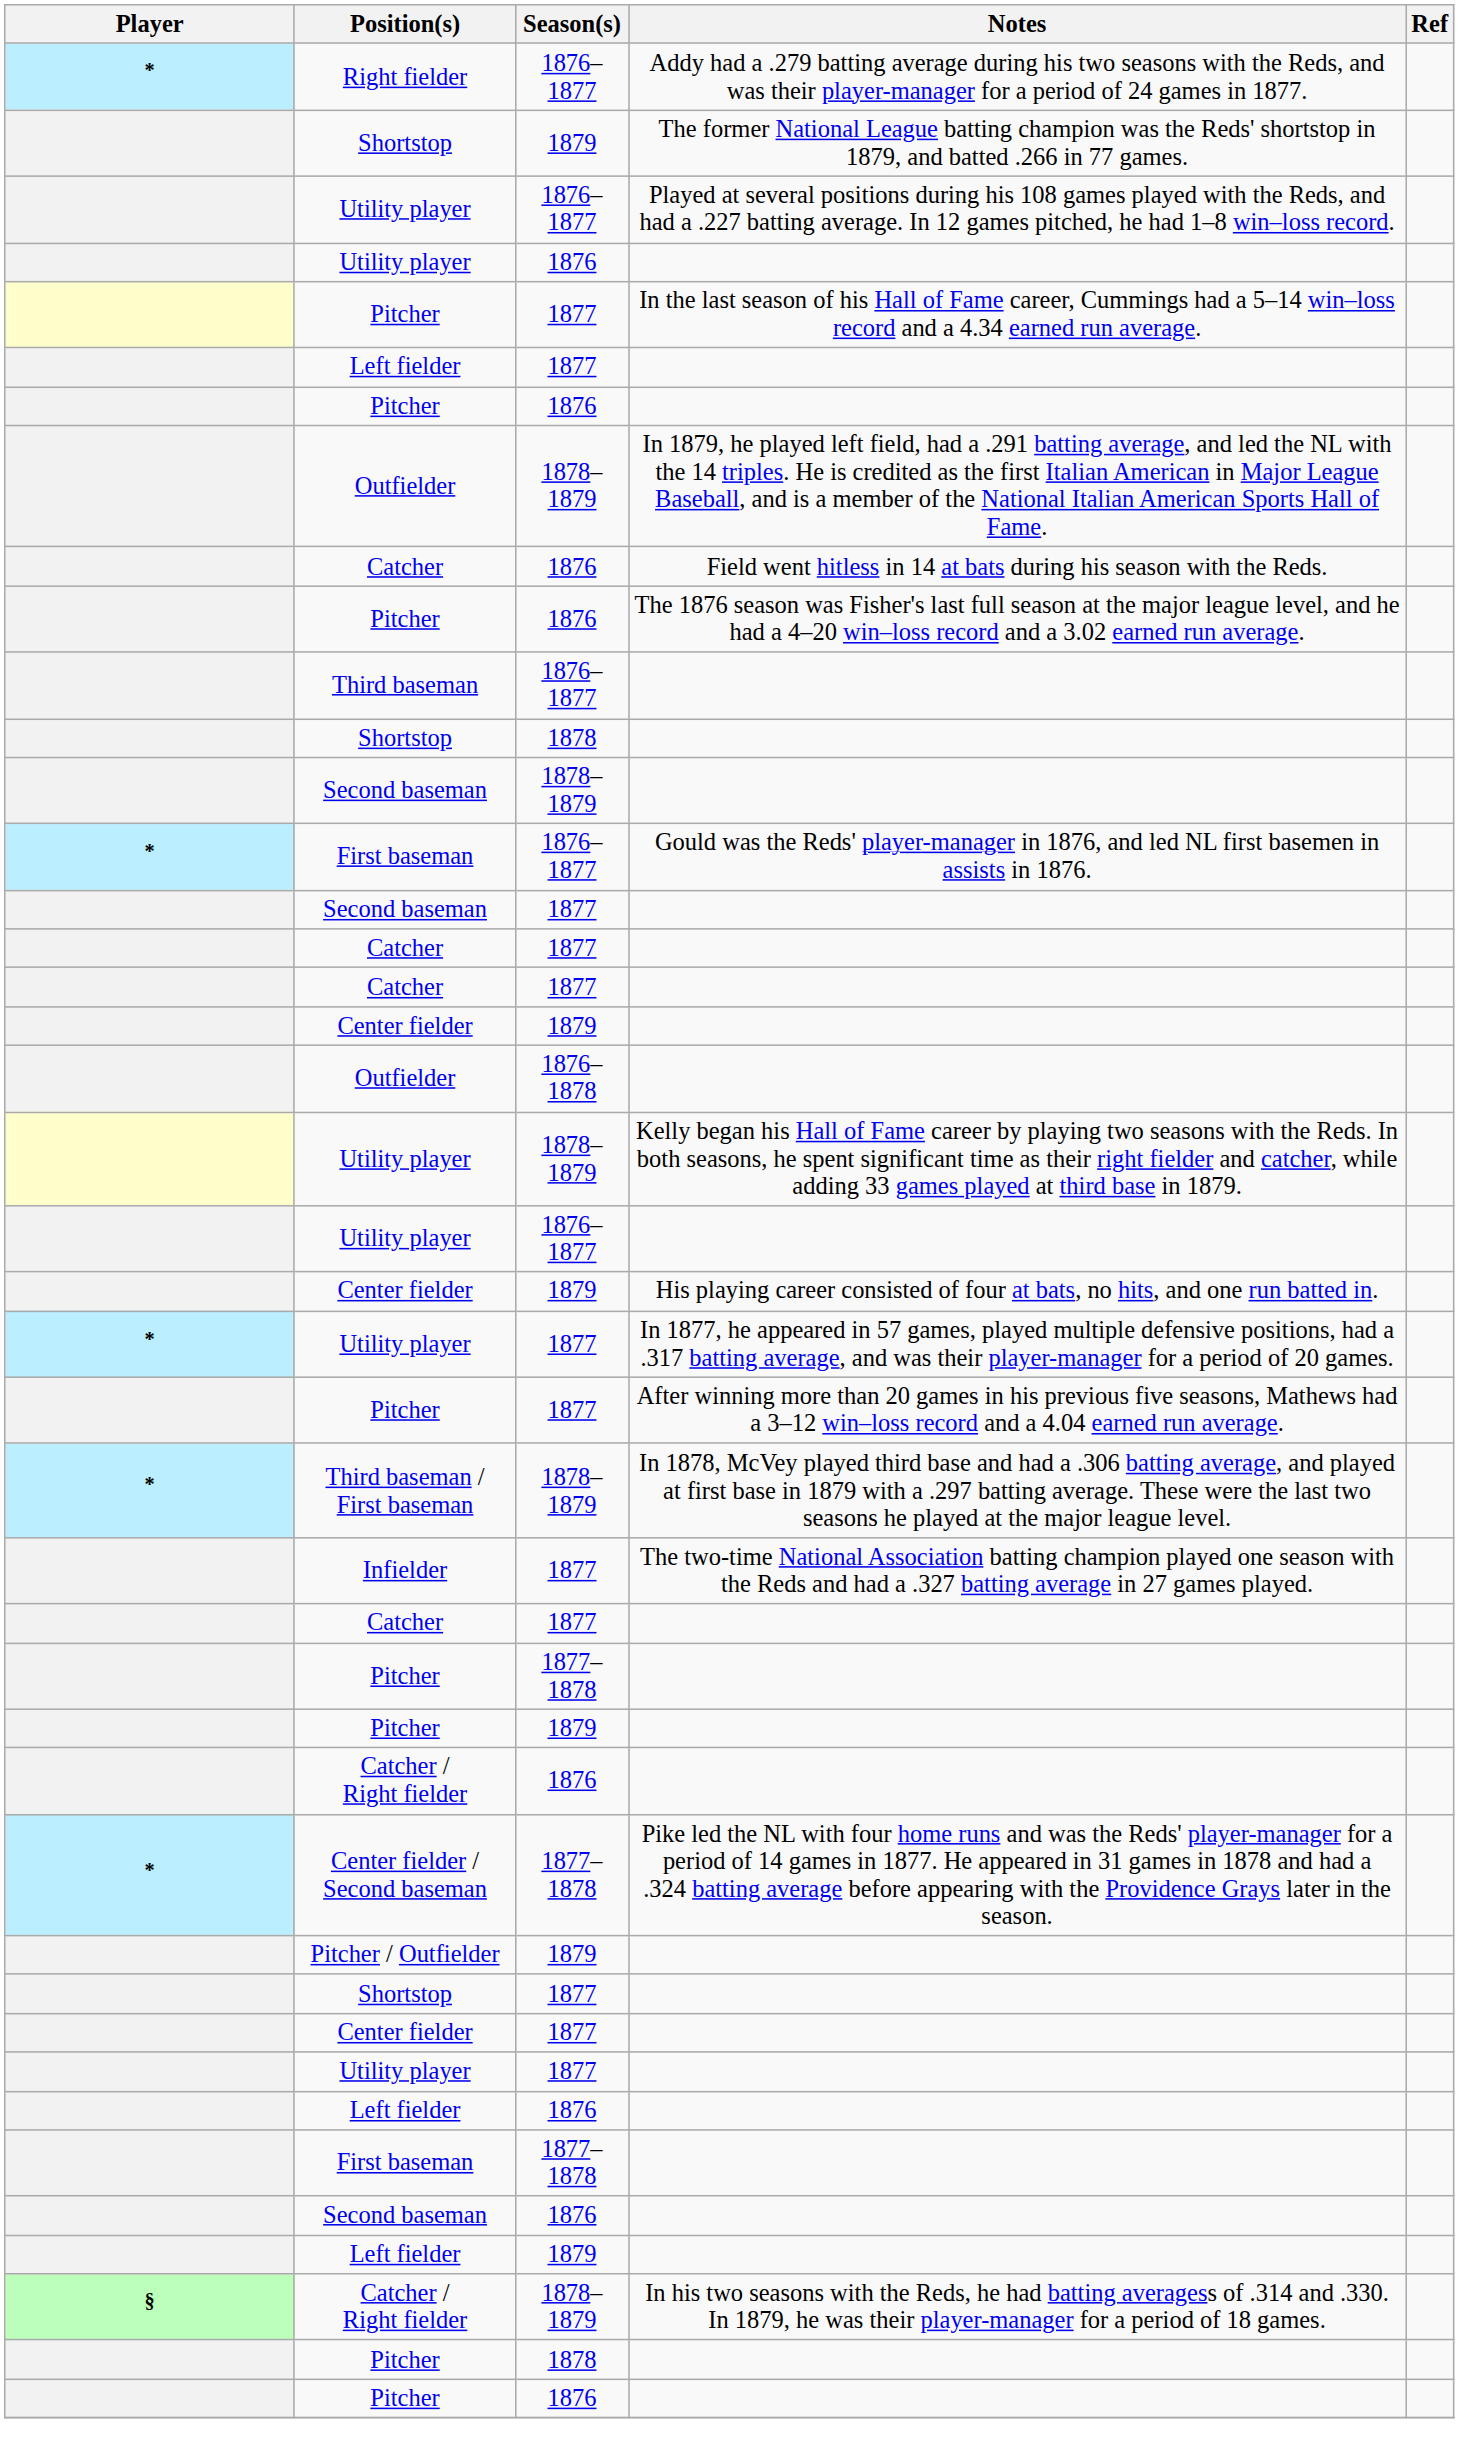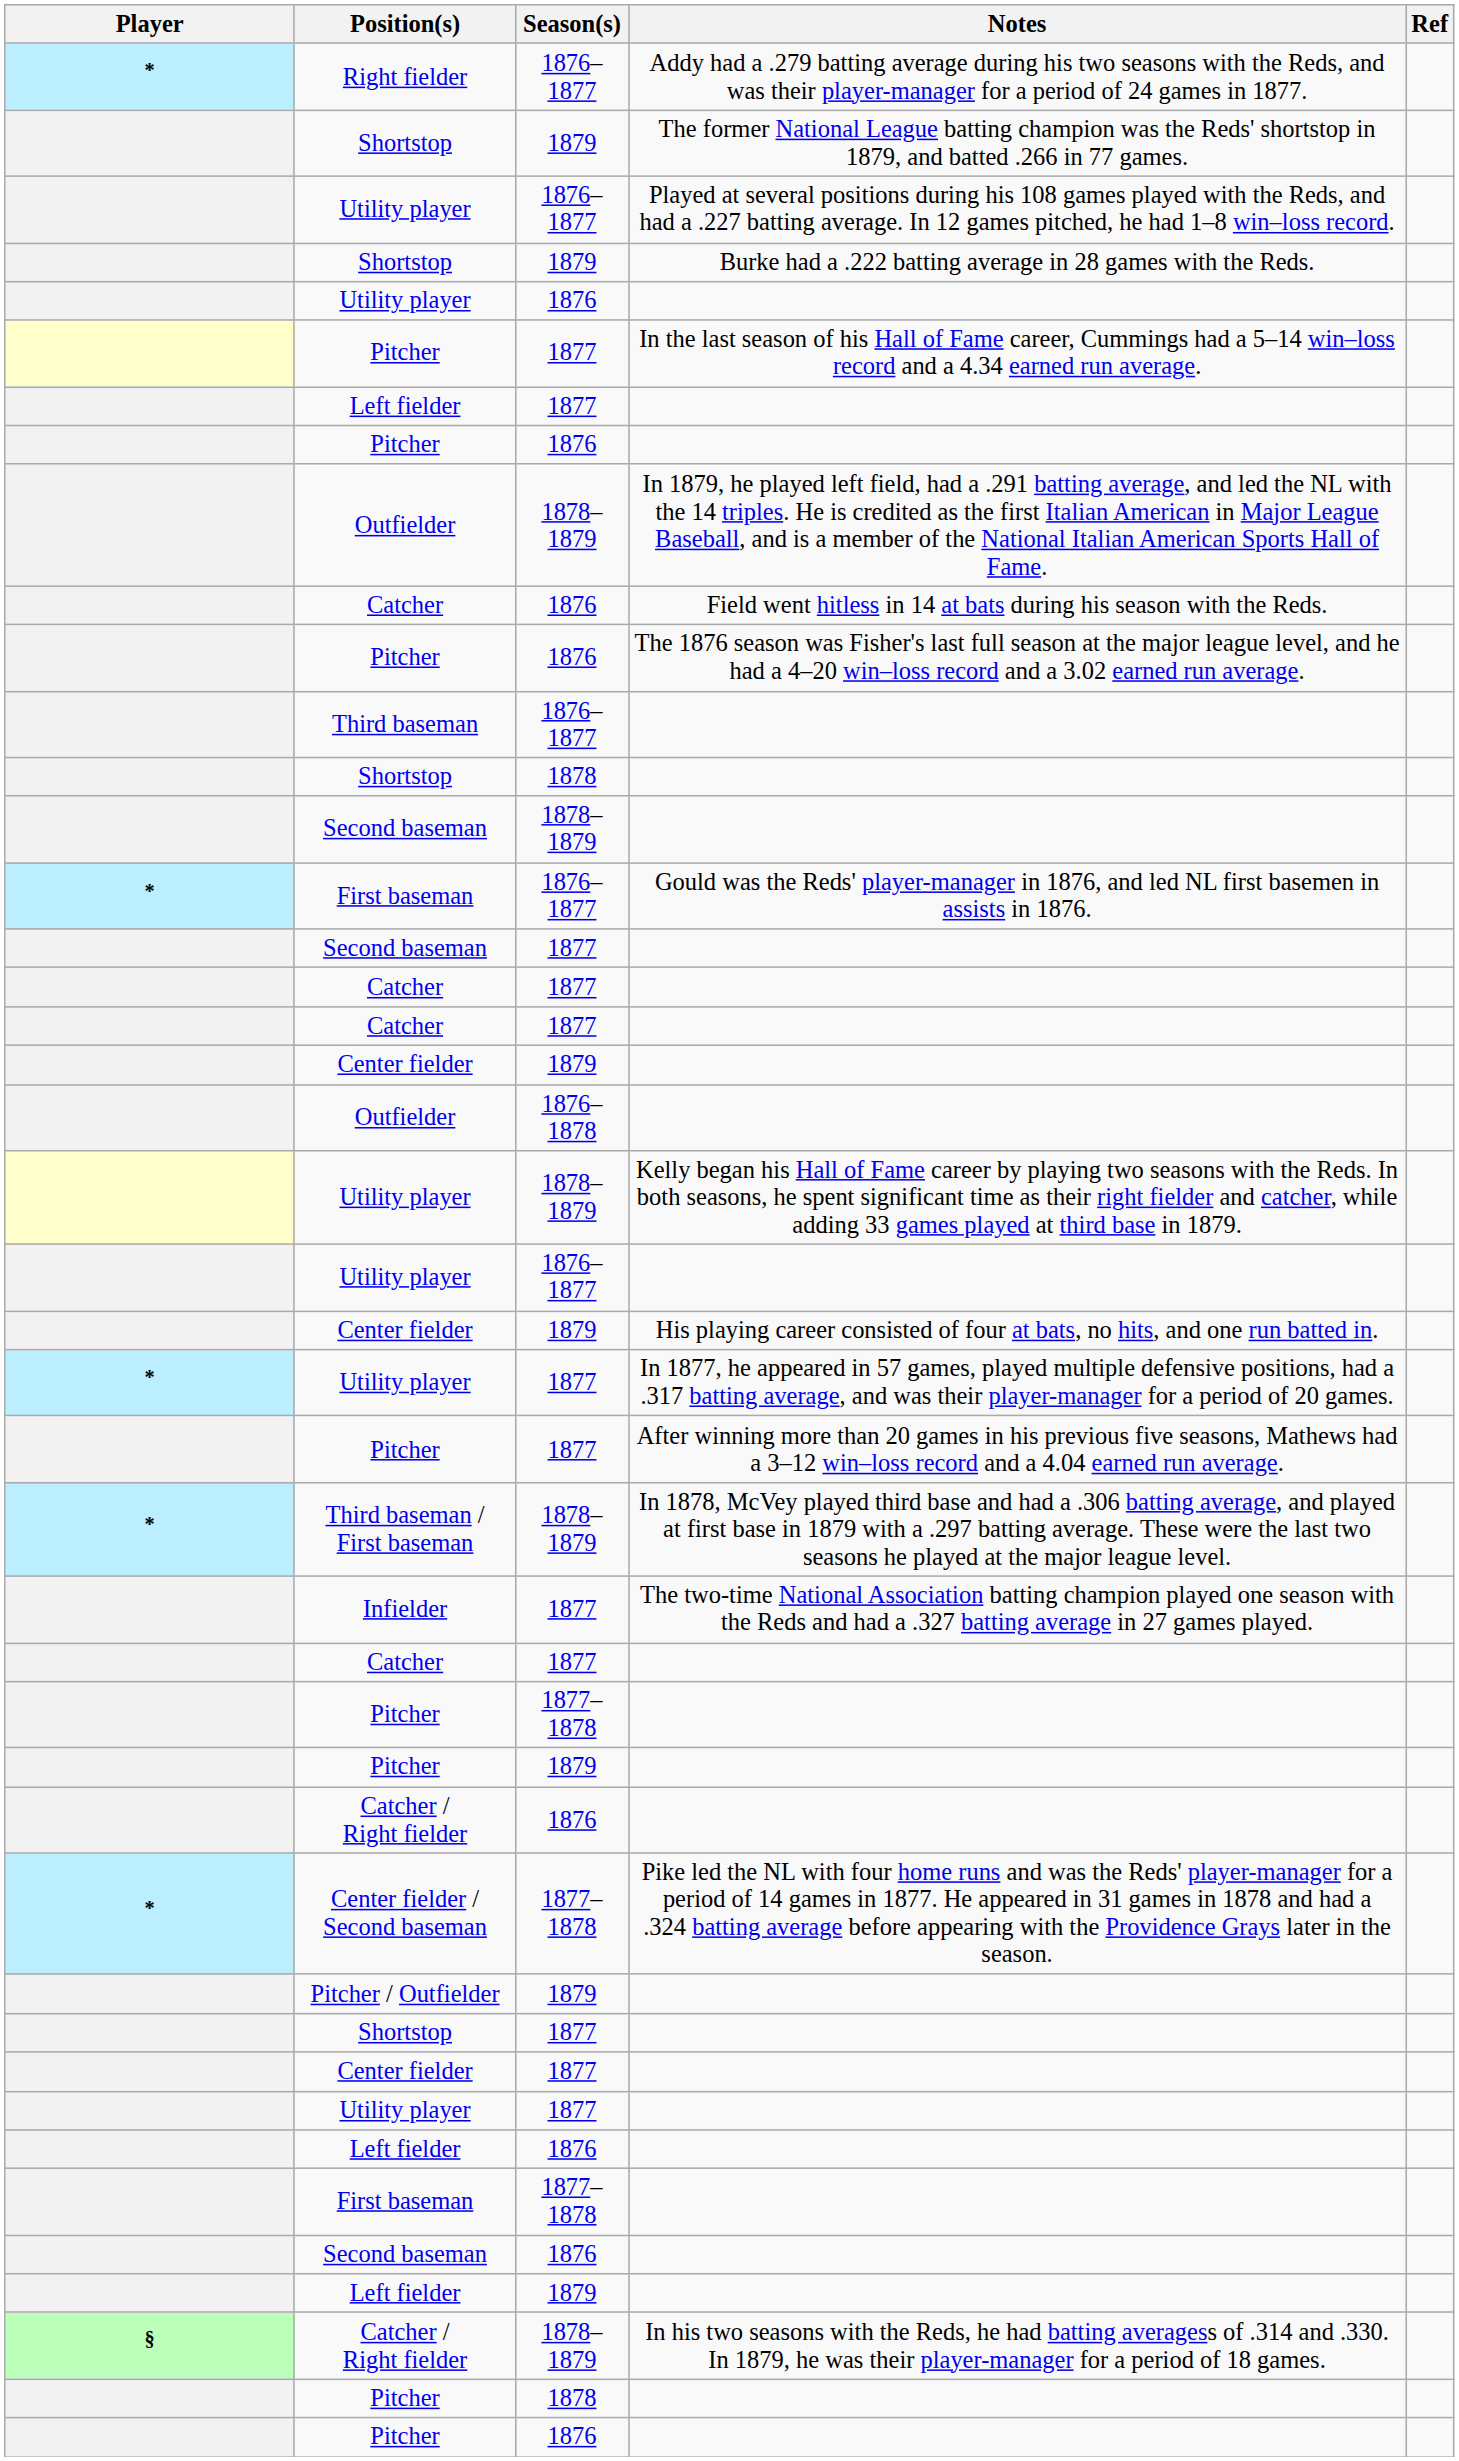+ row: (405, 261)
